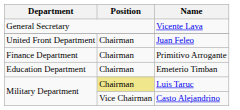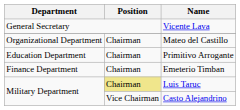+ row: (196, 41)
- row: (175, 41)
(42, 55) Finance Department -> (46, 55) Education Department
(46, 70) Education Department -> (42, 70) Finance Department
